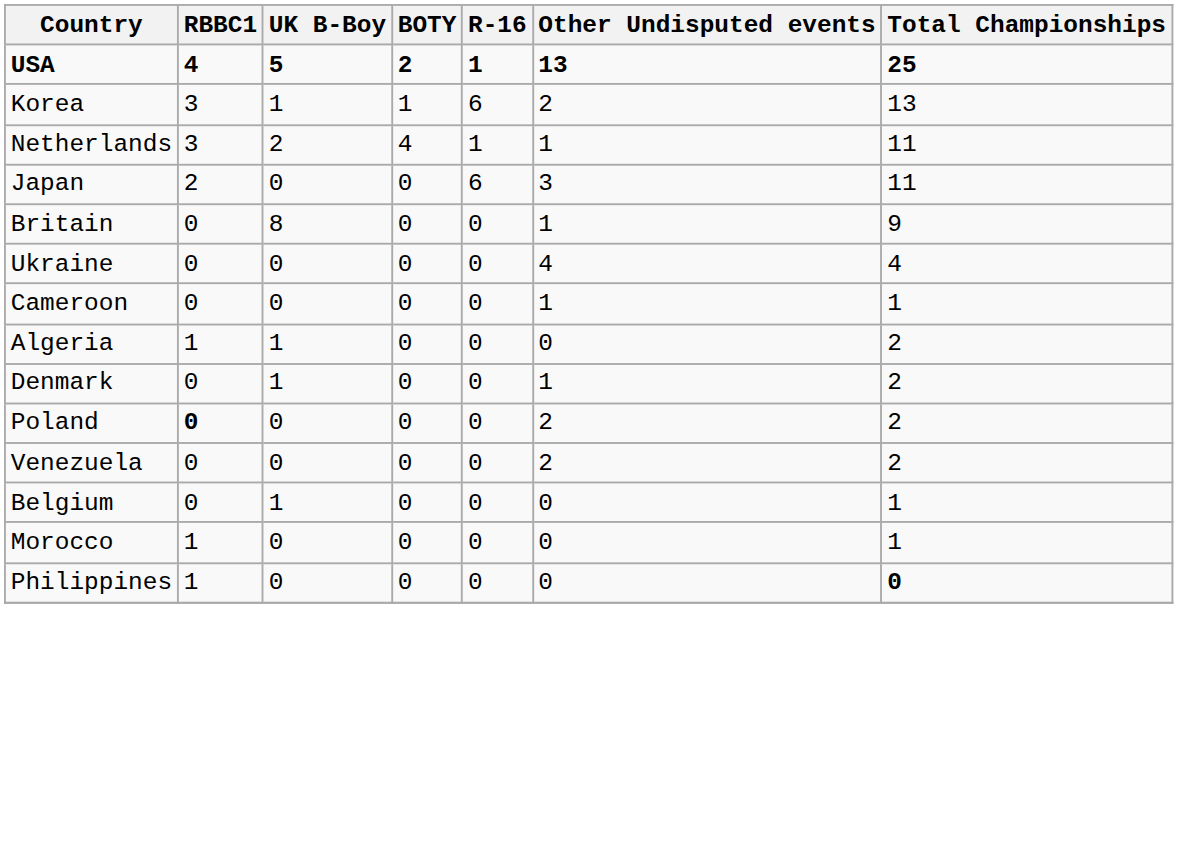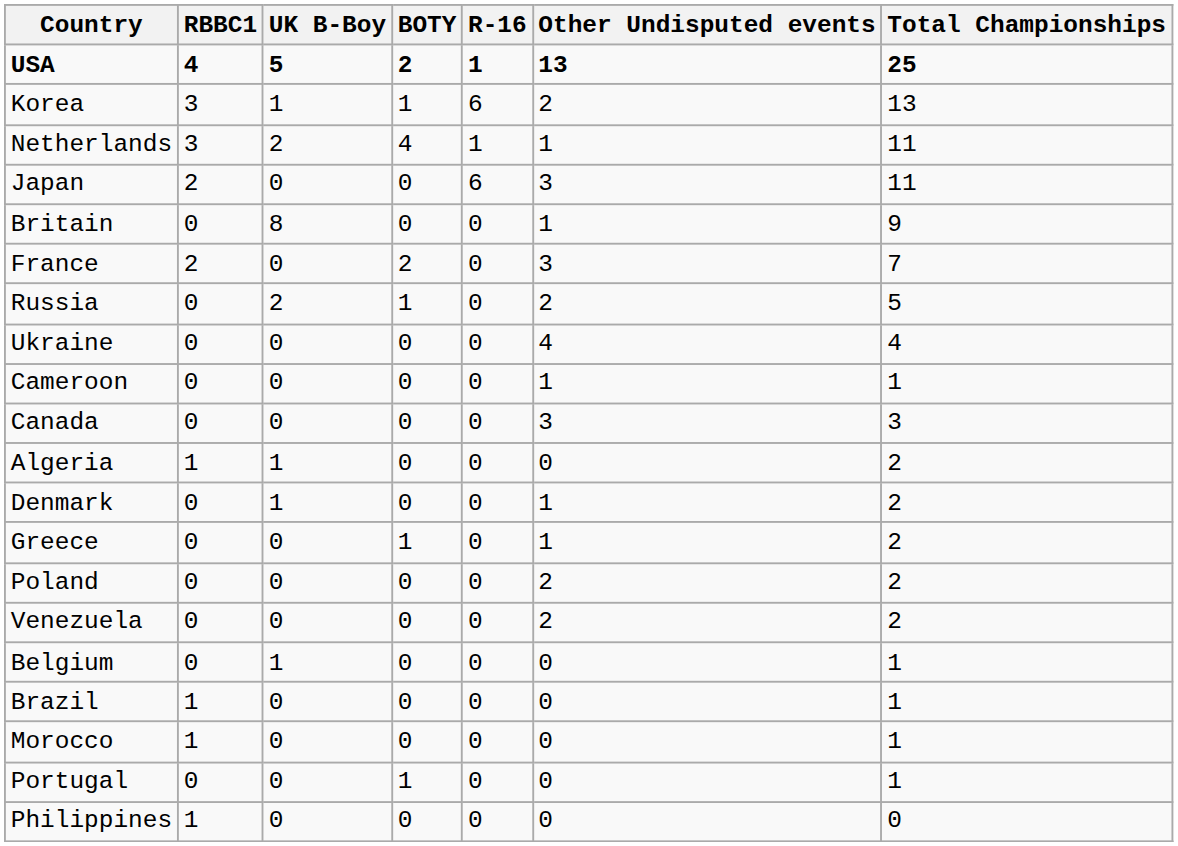+ row: (55, 264)
+ row: (55, 304)
+ row: (55, 423)
+ row: (55, 543)
(191, 423) bold -> (191, 583) normal
+ row: (55, 702)
+ row: (69, 782)
(895, 583) bold -> (895, 822) normal
